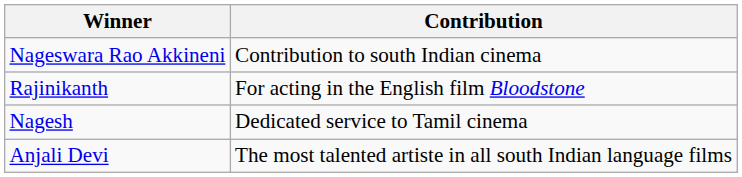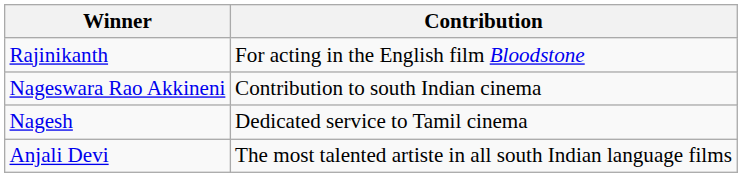rows swapped: (117, 54) <-> (59, 88)
